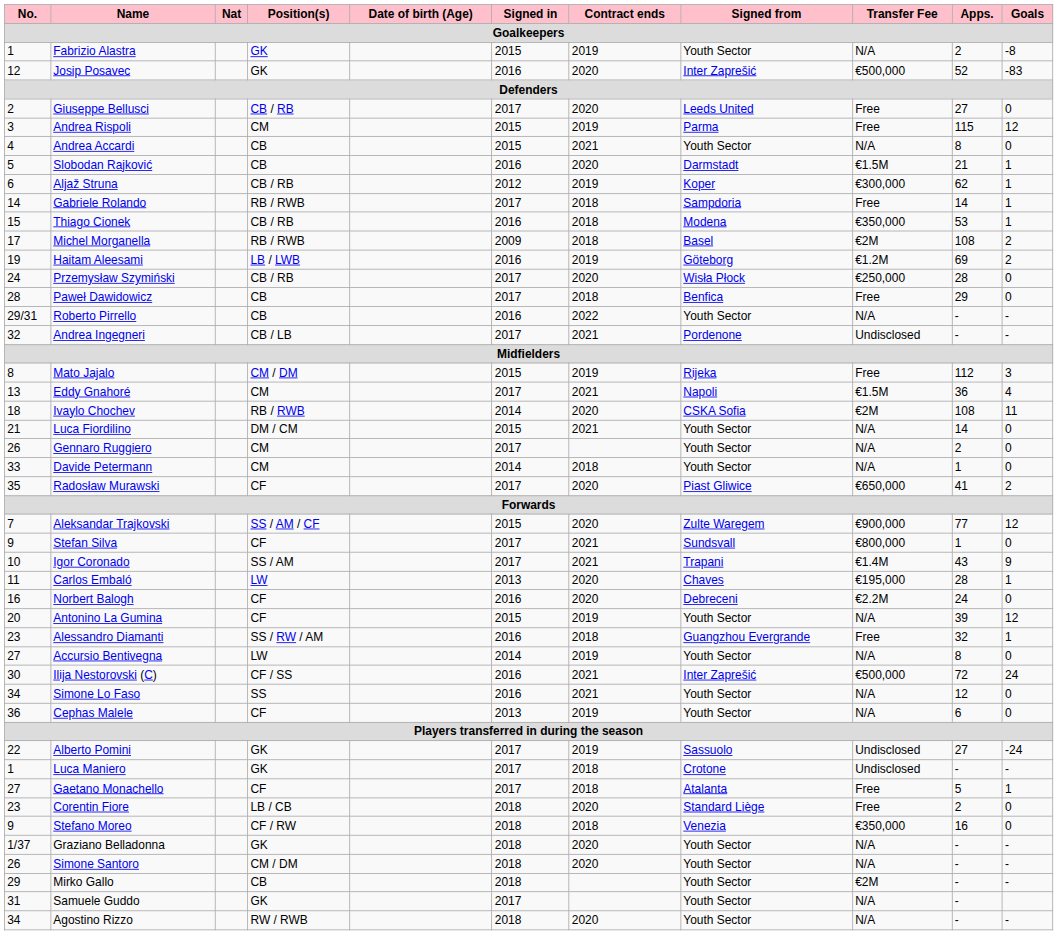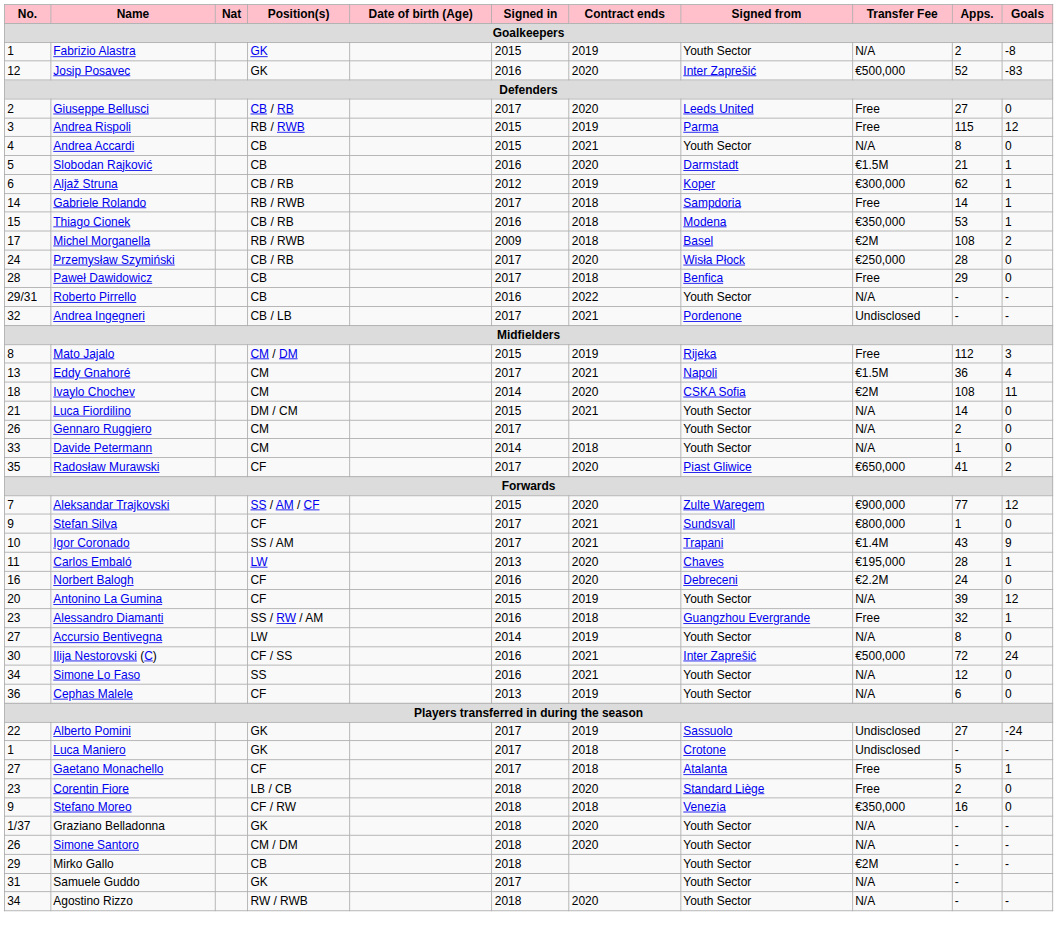(260, 128) CM -> (278, 128) RB / RWB
- row: (98, 260)
(278, 411) RB / RWB -> (260, 392) CM
